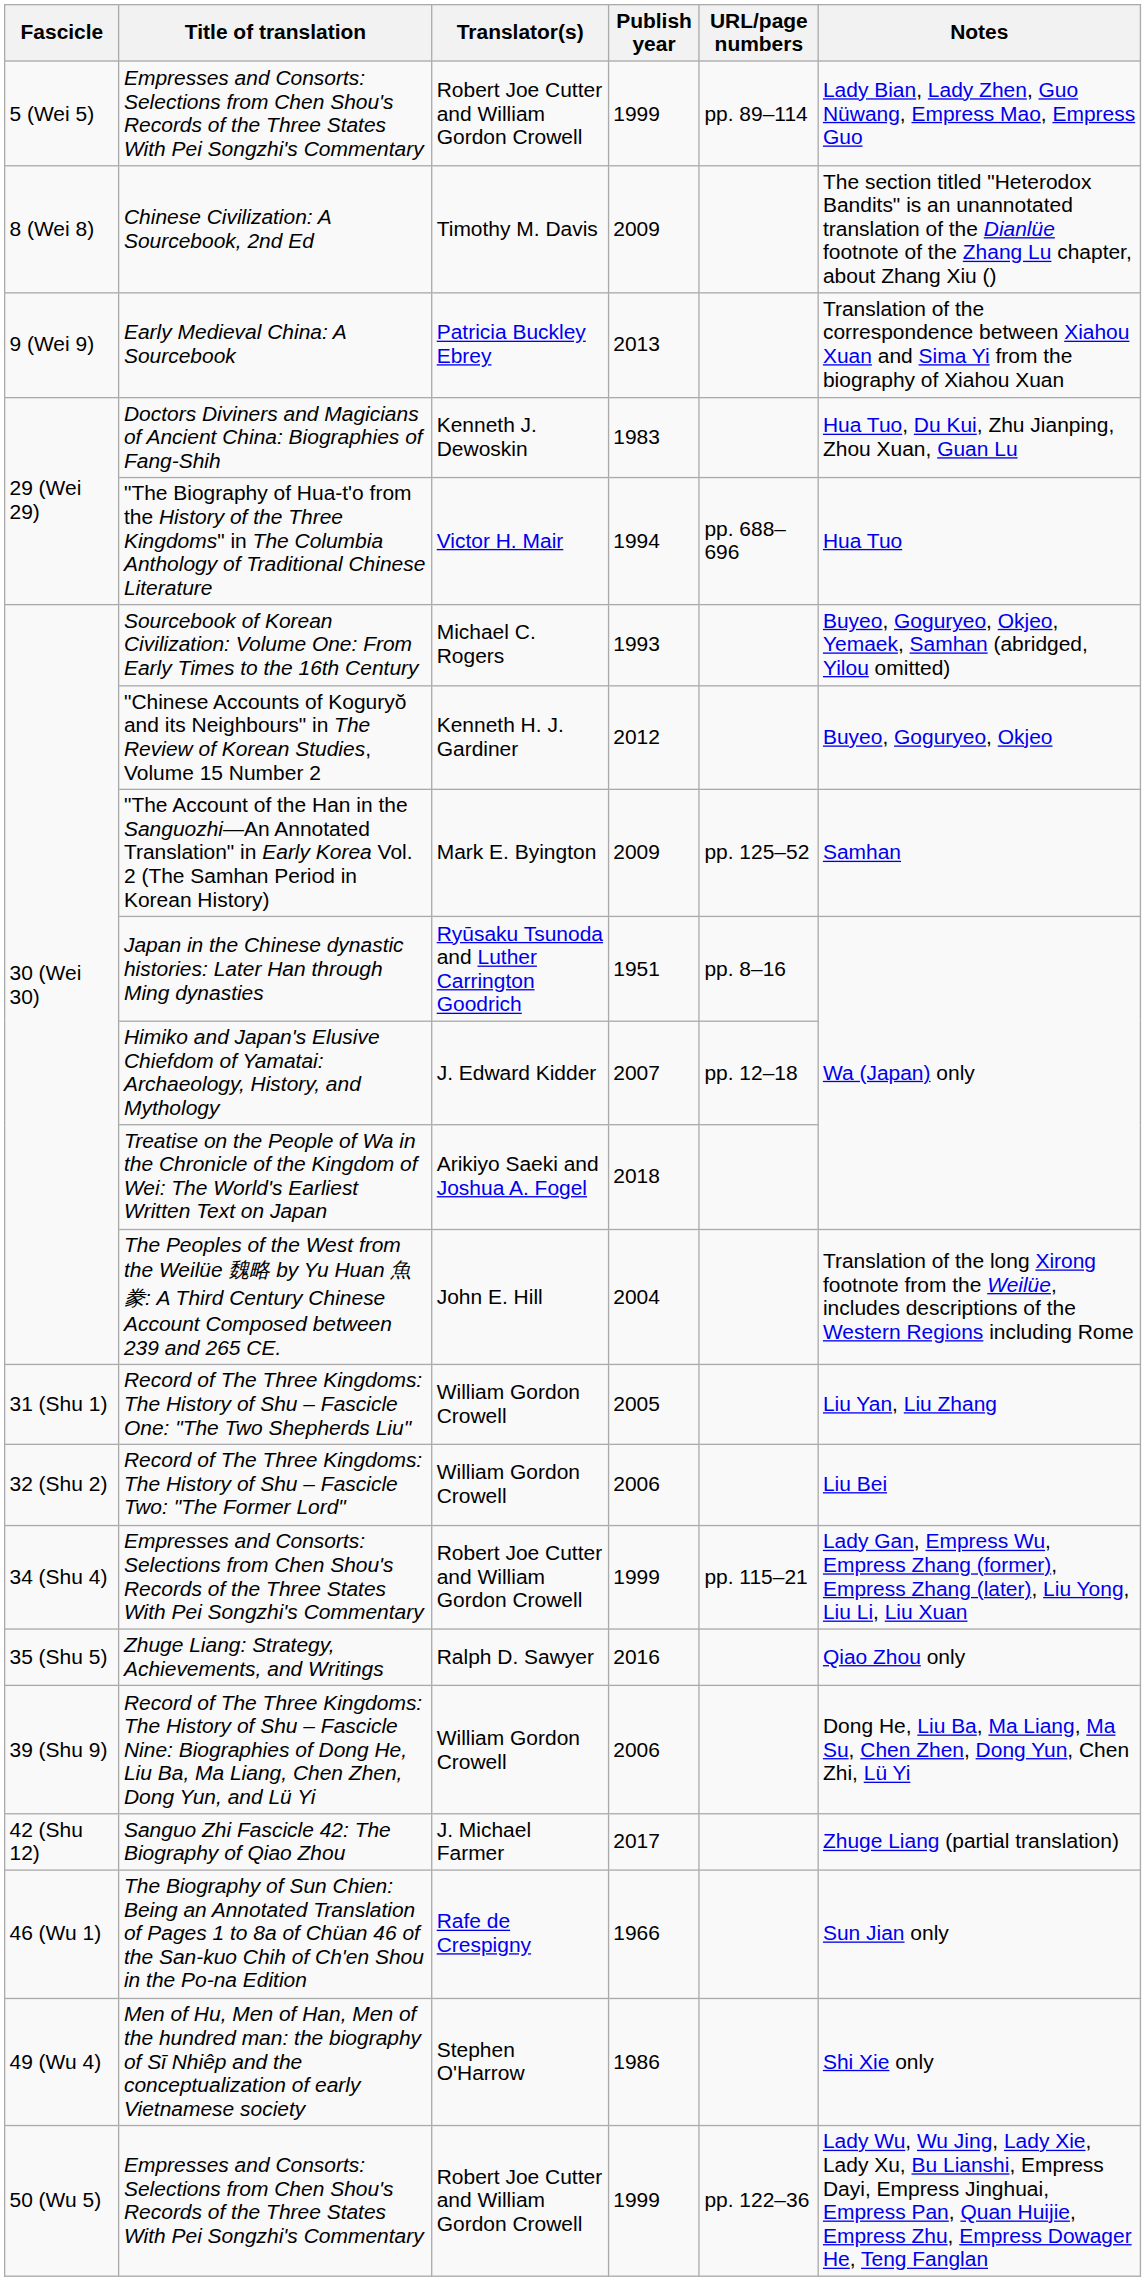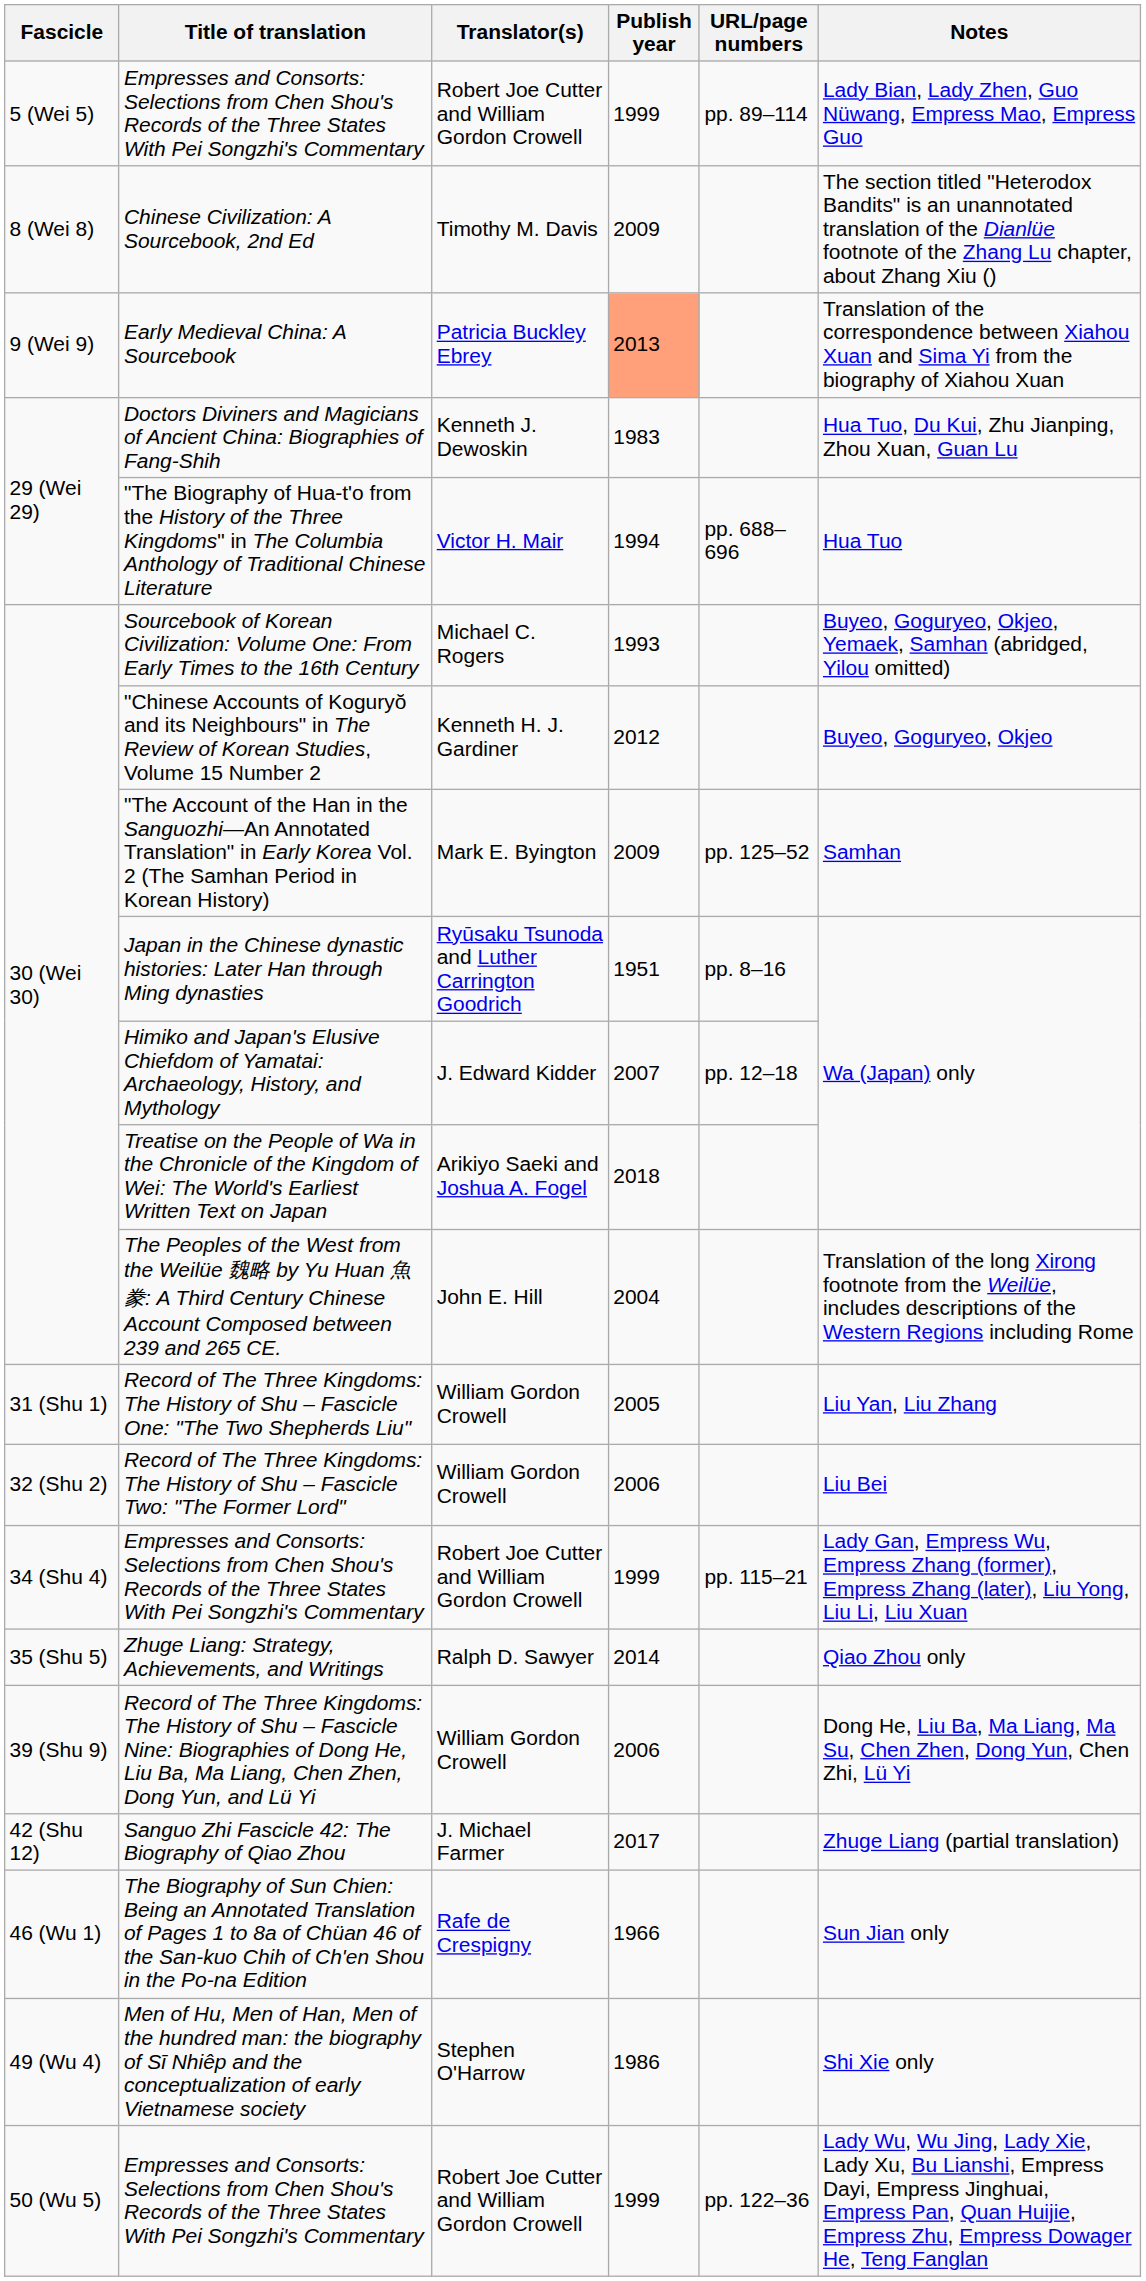(637, 344) no background -> (637, 344) lightsalmon background
(637, 1657) 2016 -> (637, 1657) 2014
